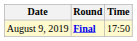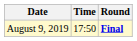columns swapped: (118, 12) <-> (88, 12)
